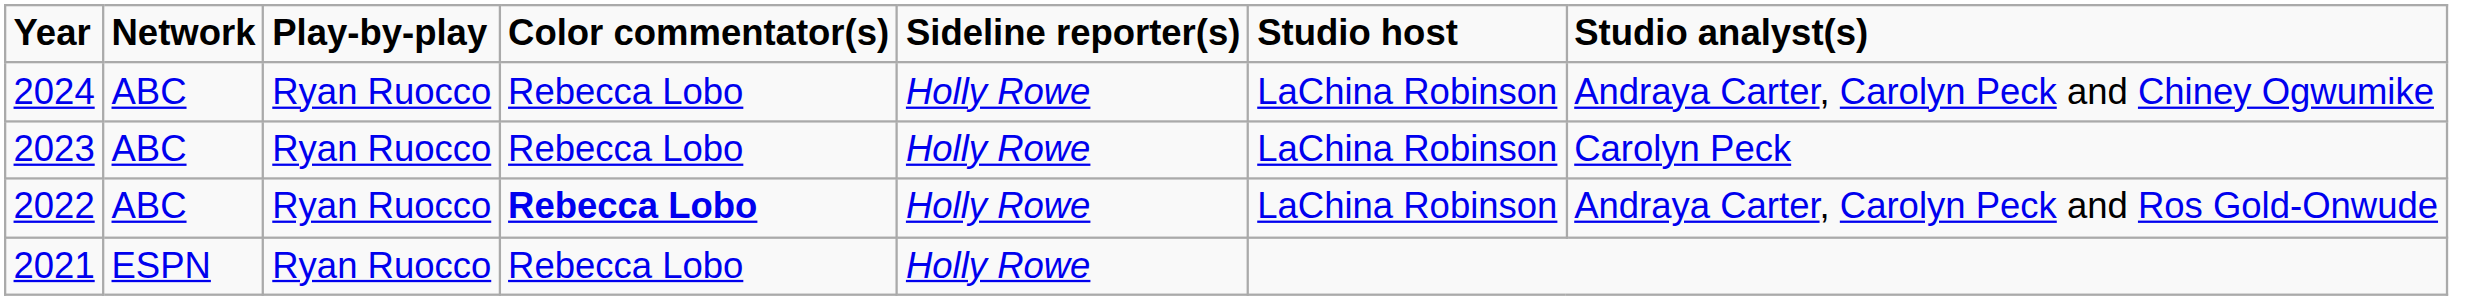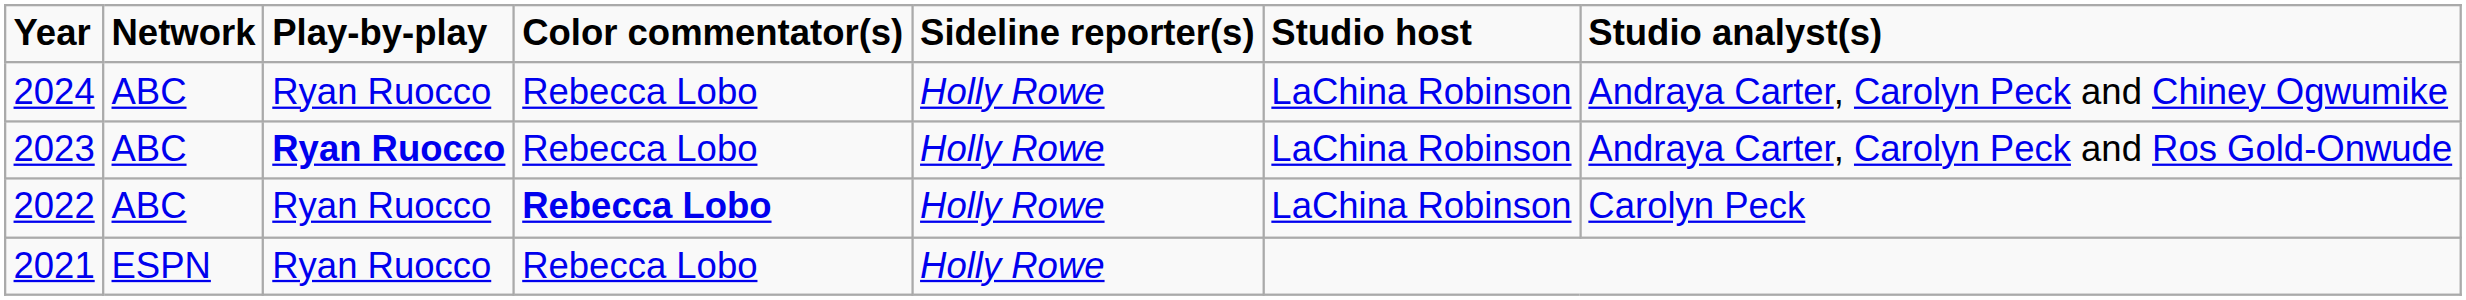(382, 149) normal -> (389, 149) bold
(1683, 149) Carolyn Peck -> (2020, 149) Andraya Carter, Carolyn Peck and Ros Gold-Onwude
(2006, 206) Andraya Carter, Carolyn Peck and Ros Gold-Onwude -> (1697, 206) Carolyn Peck
